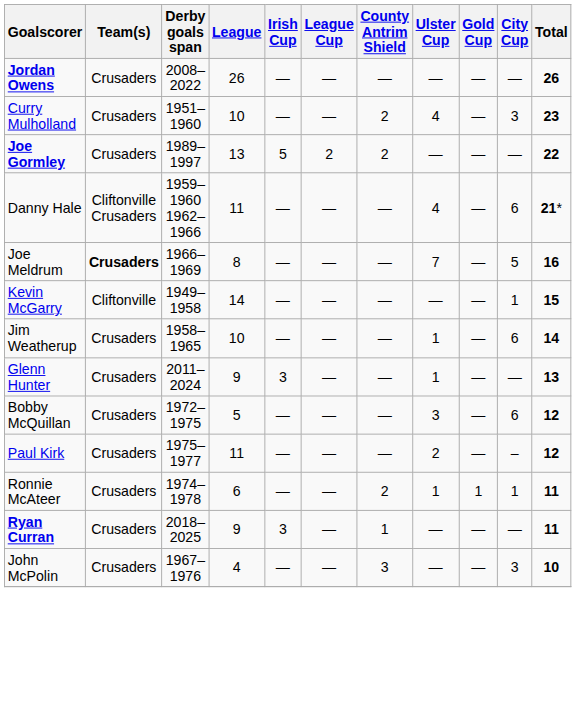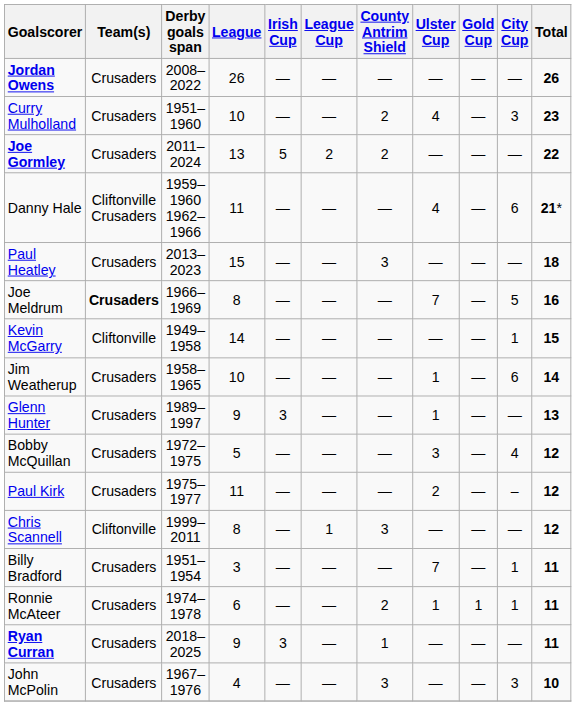(185, 154) 1989–1997 -> (185, 154) 2011–2024
+ row: (32, 262)
(185, 377) 2011–2024 -> (185, 415) 1989–1997
(515, 415) 6 -> (515, 453) 4
+ row: (35, 529)
+ row: (35, 568)
